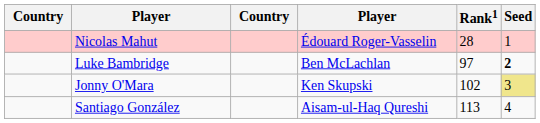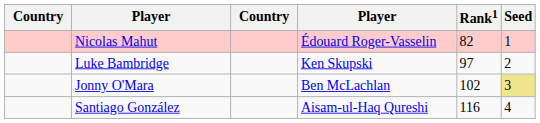(467, 41) 28 -> (467, 41) 82
(346, 63) Ben McLachlan -> (337, 63) Ken Skupski
(508, 63) bold -> (508, 63) normal
(337, 85) Ken Skupski -> (346, 85) Ben McLachlan
(470, 107) 113 -> (470, 107) 116
